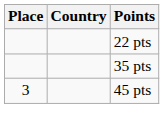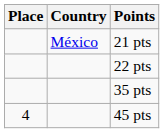+ row: (133, 41)
(26, 90) 3 -> (26, 115) 4
